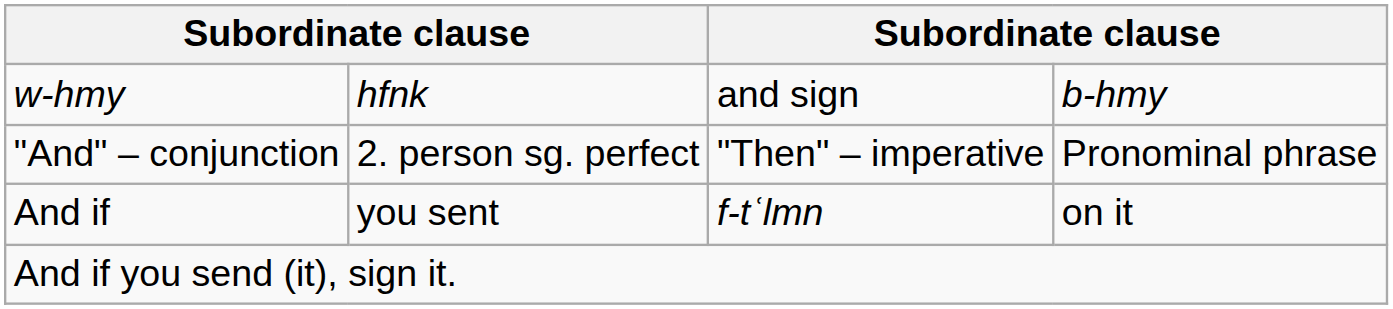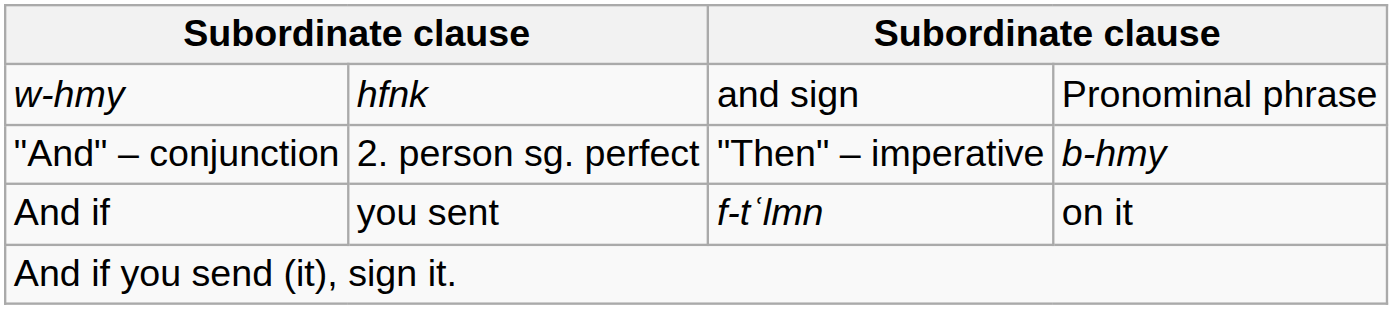(1114, 93) b-hmy -> (1220, 93) Pronominal phrase
(1220, 153) Pronominal phrase -> (1114, 153) b-hmy
